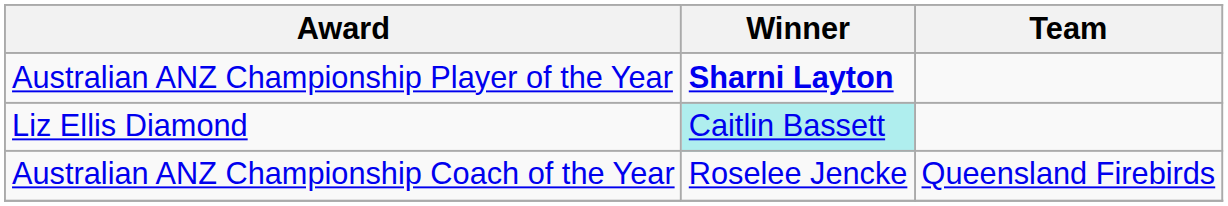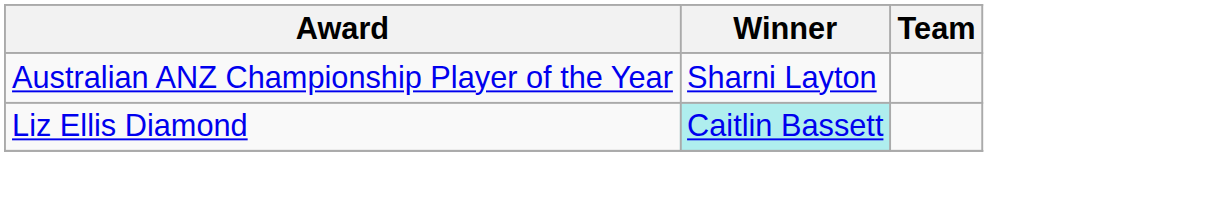(791, 77) bold -> (782, 77) normal
- row: (343, 175)
